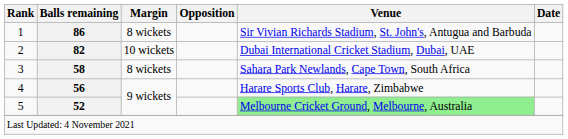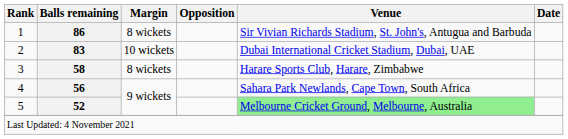(79, 50) 82 -> (79, 50) 83
(355, 69) Sahara Park Newlands, Cape Town, South Africa -> (332, 69) Harare Sports Club, Harare, Zimbabwe
(332, 87) Harare Sports Club, Harare, Zimbabwe -> (355, 87) Sahara Park Newlands, Cape Town, South Africa
